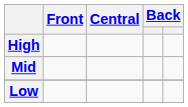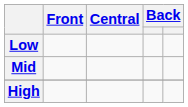rows swapped: (24, 45) <-> (24, 91)
